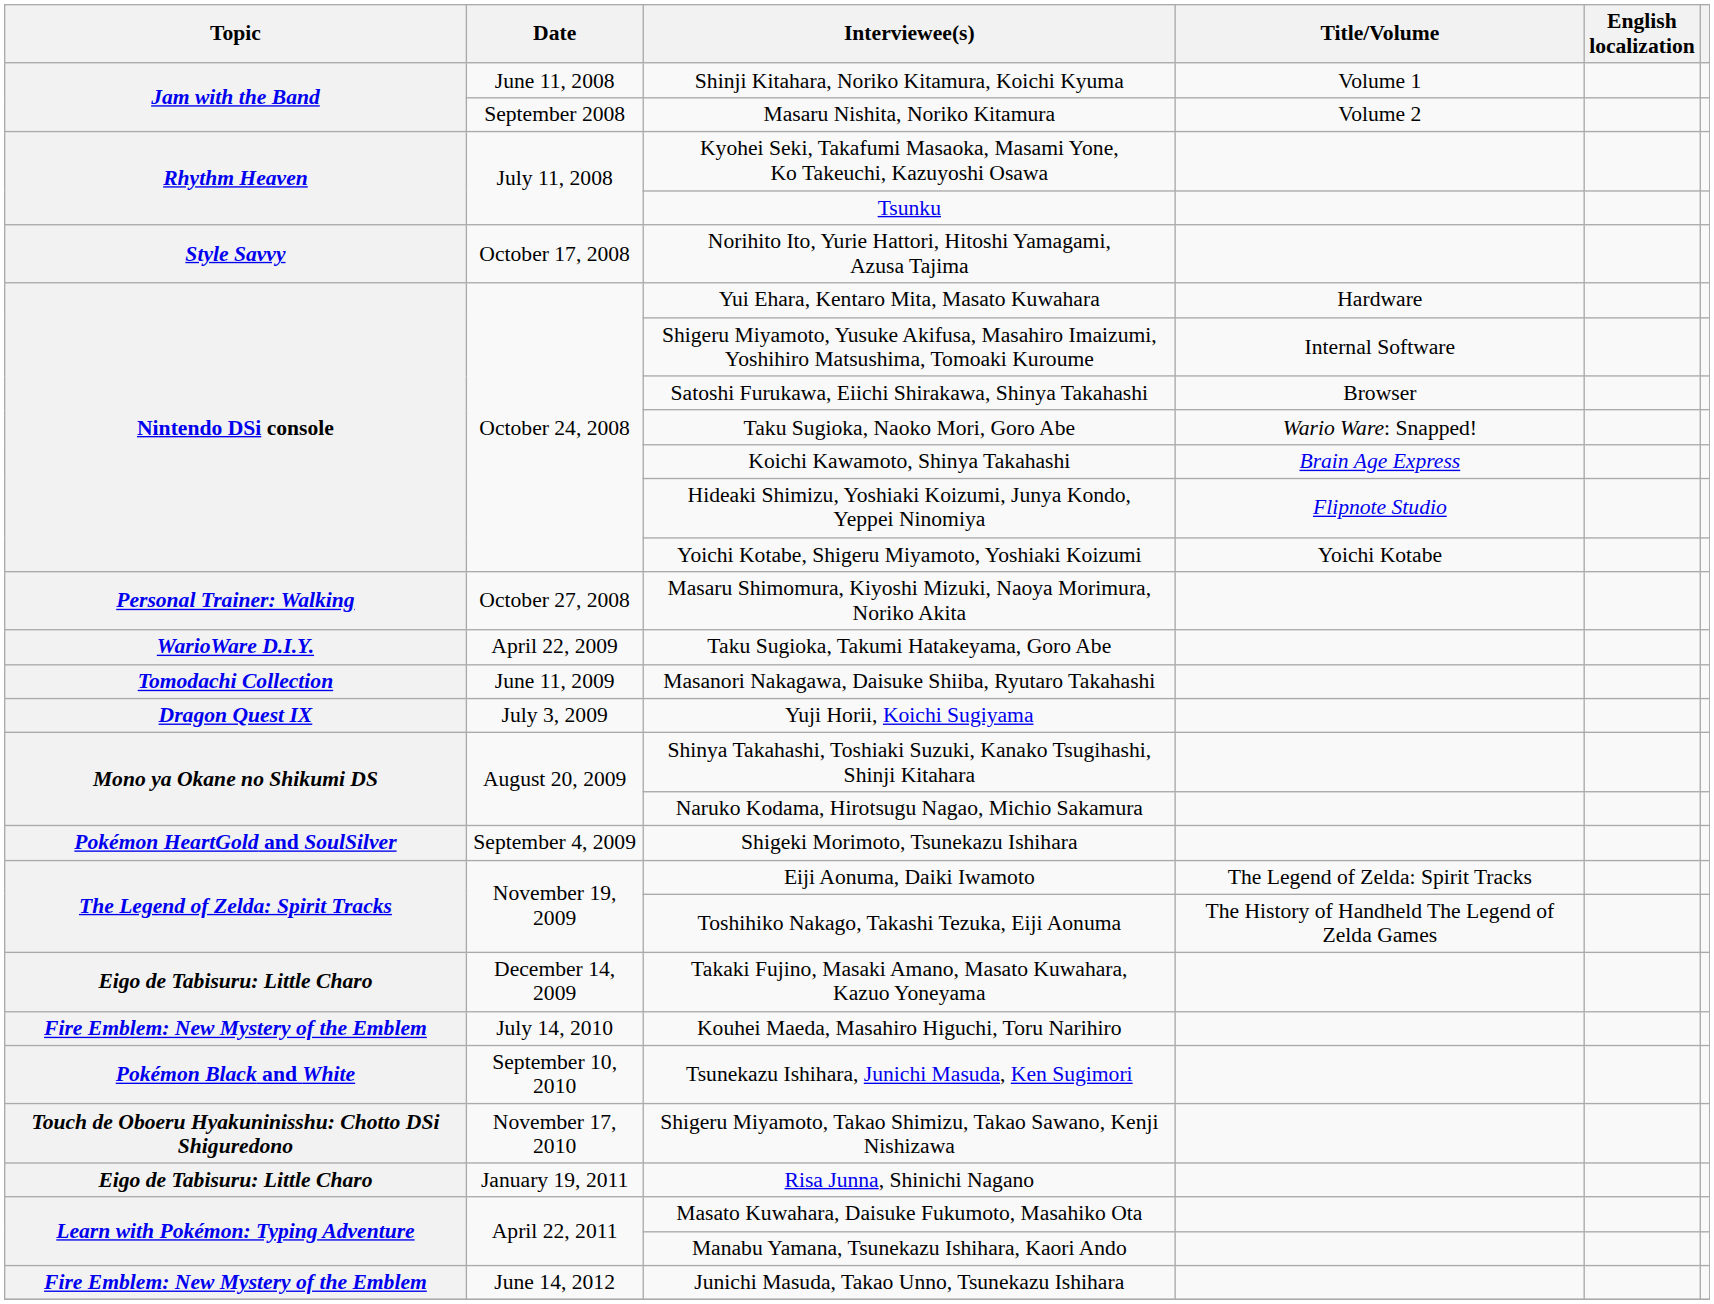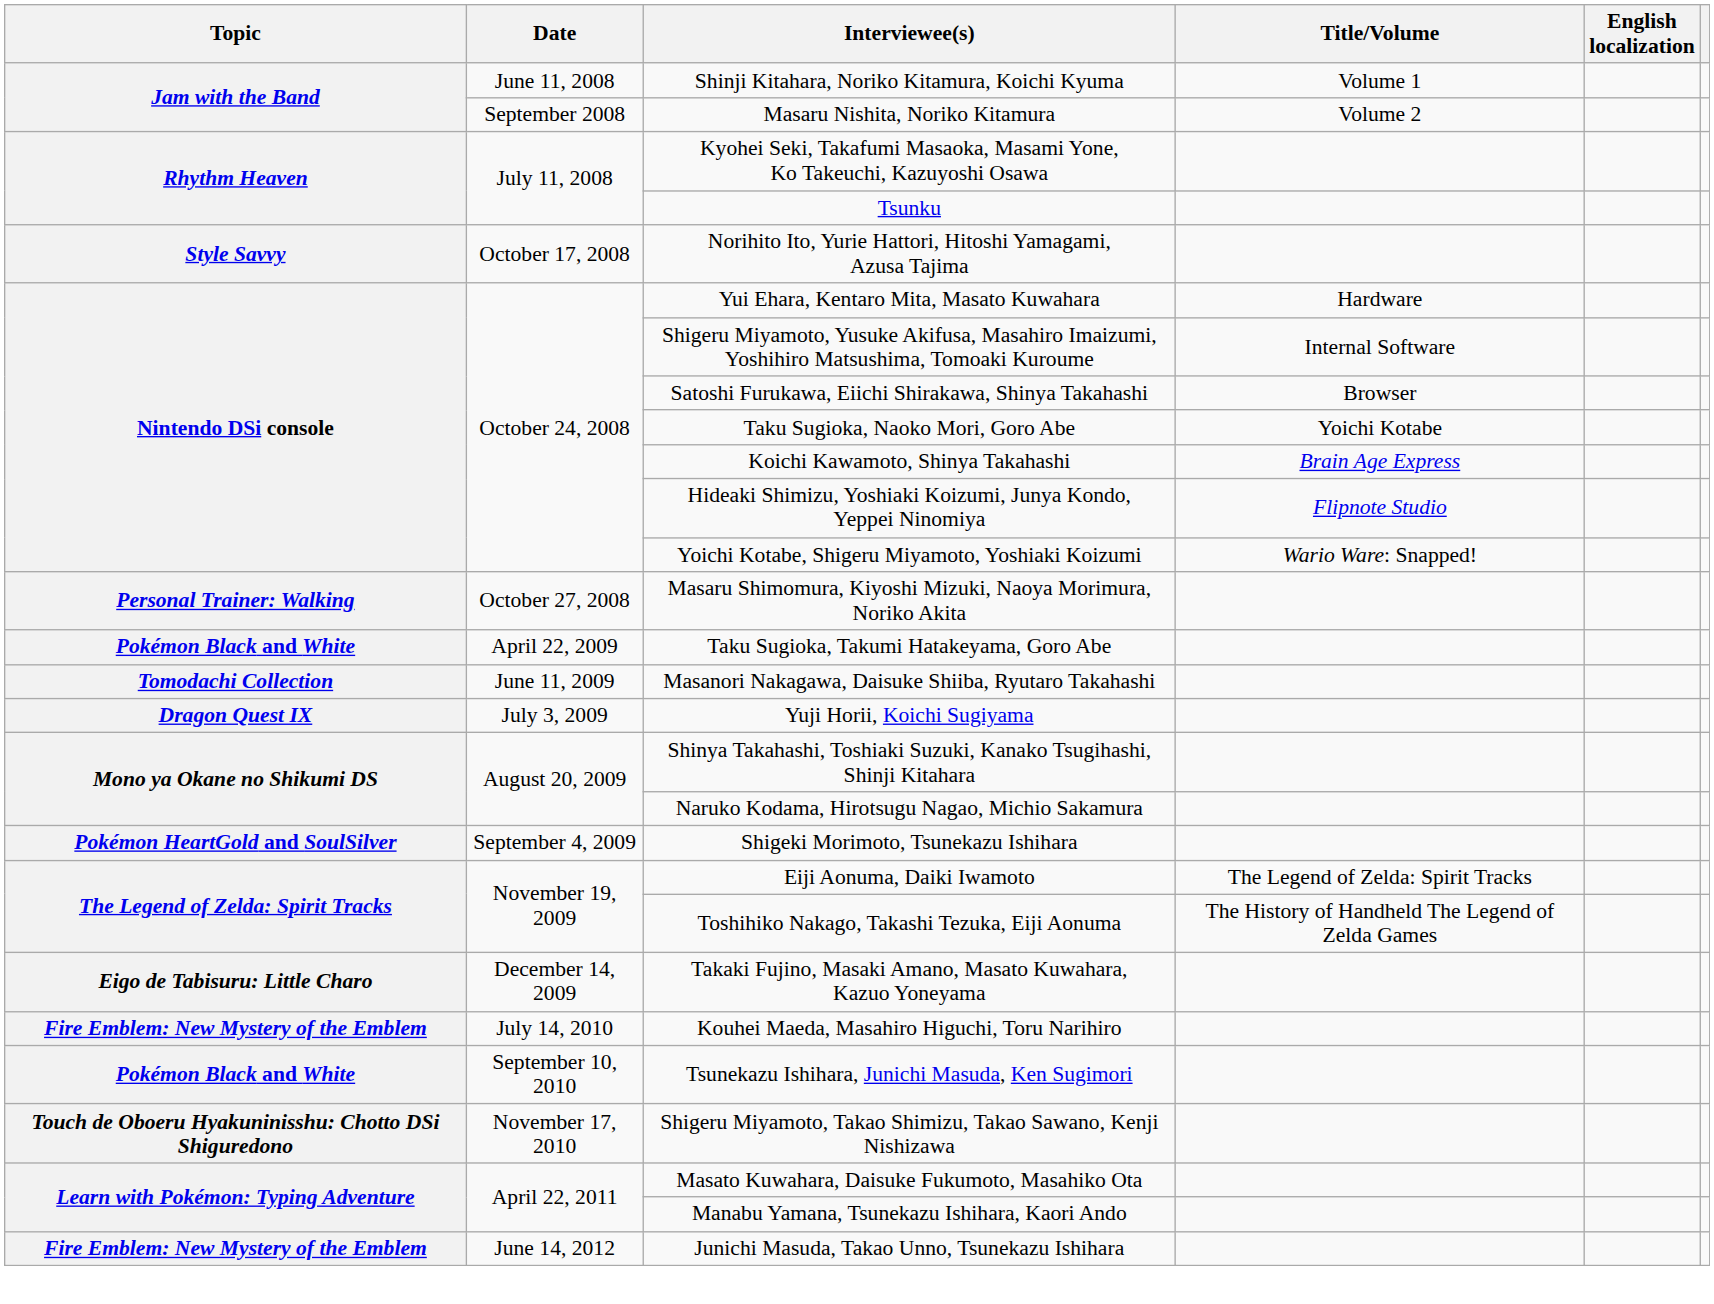(1380, 427) Wario Ware: Snapped! -> (1380, 427) Yoichi Kotabe
(1380, 554) Yoichi Kotabe -> (1380, 554) Wario Ware: Snapped!
(235, 647) WarioWare D.I.Y. -> (235, 647) Pokémon Black and White
- row: (909, 1179)
